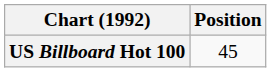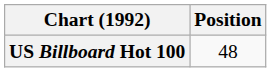(228, 50) 45 -> (228, 50) 48
